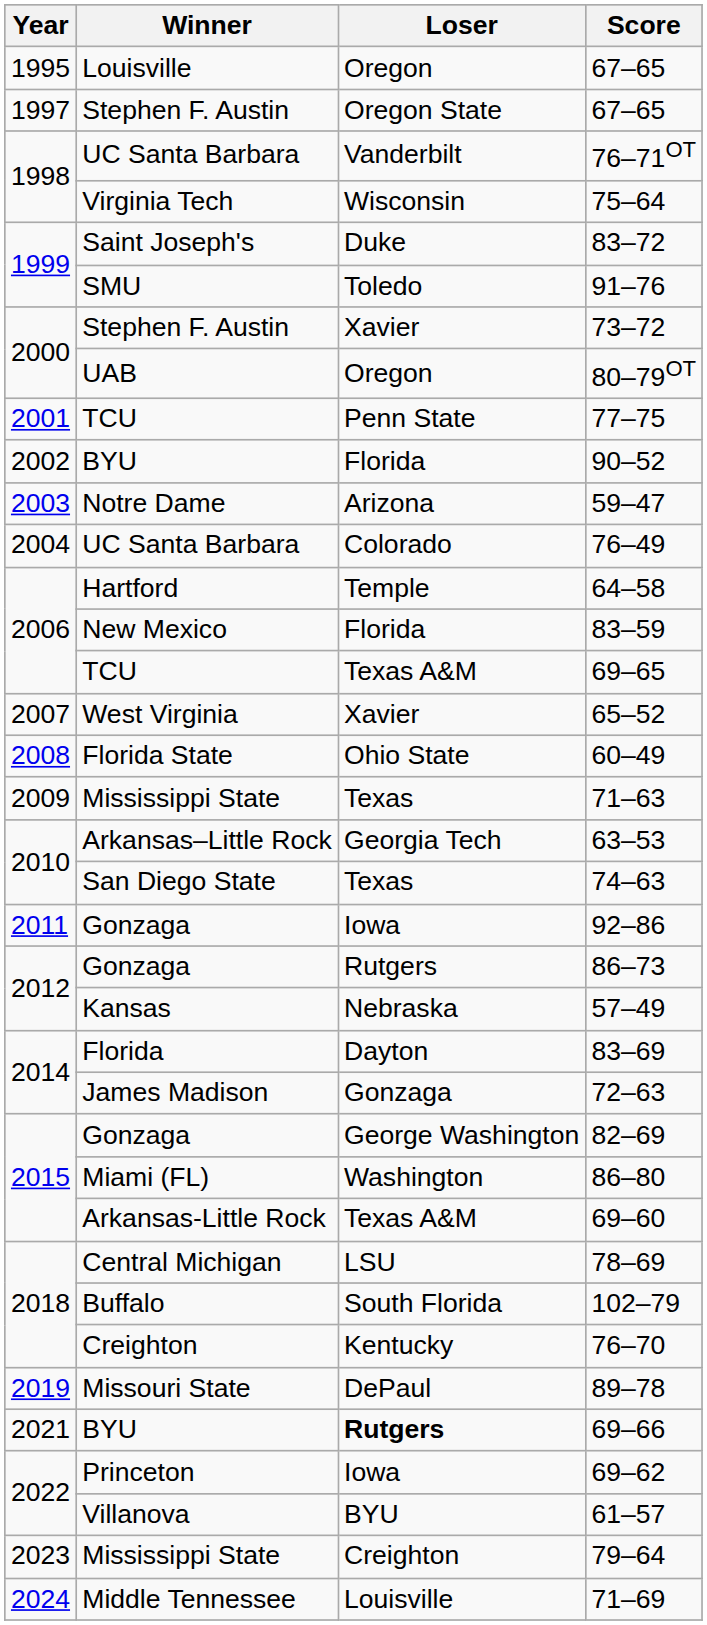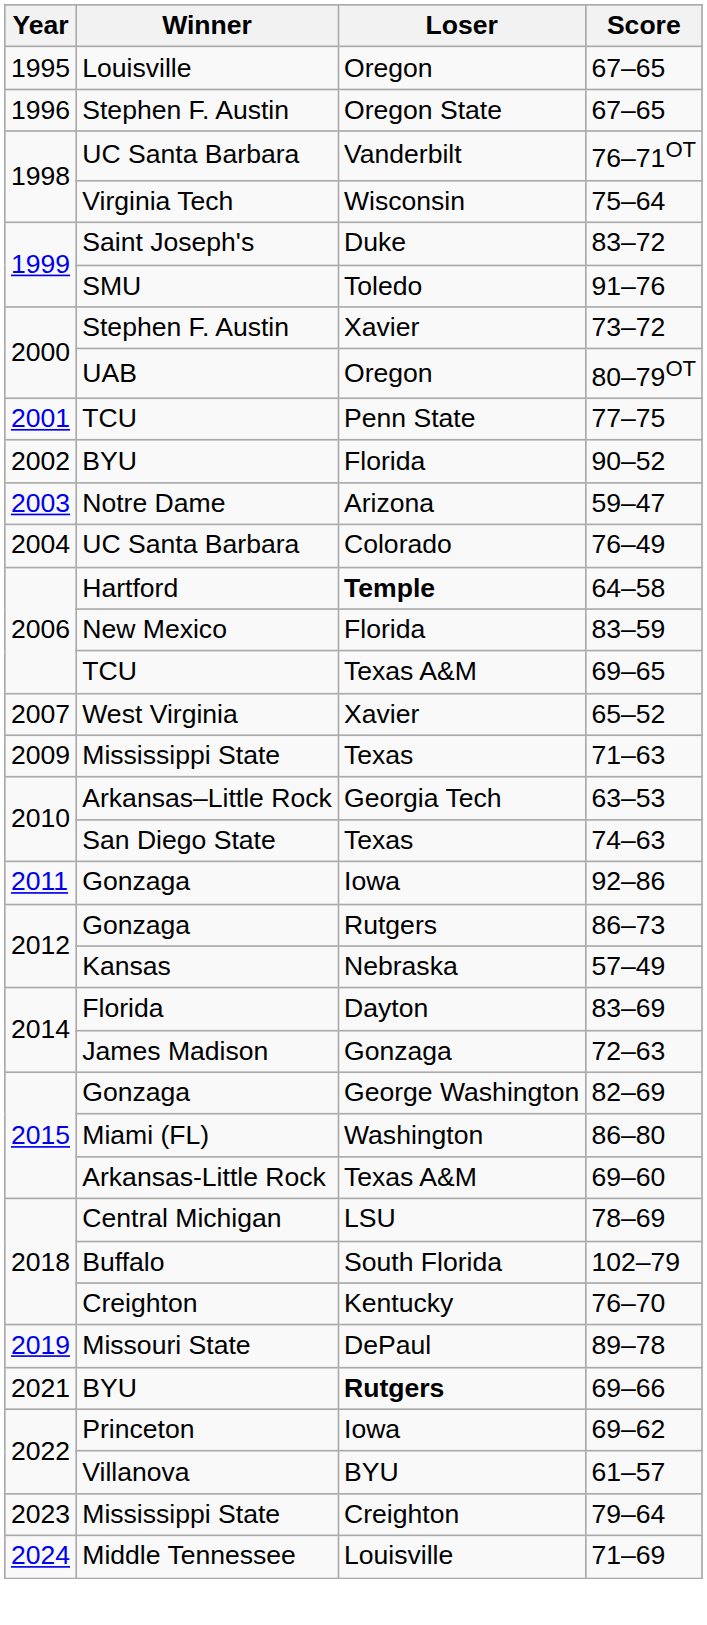(40, 109) 1997 -> (40, 109) 1996
(387, 587) normal -> (390, 587) bold
- row: (158, 756)
